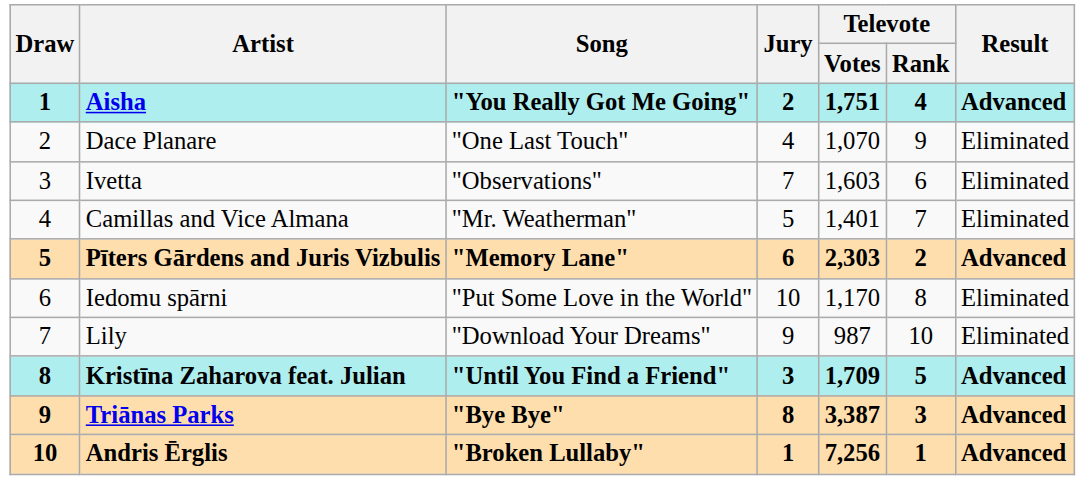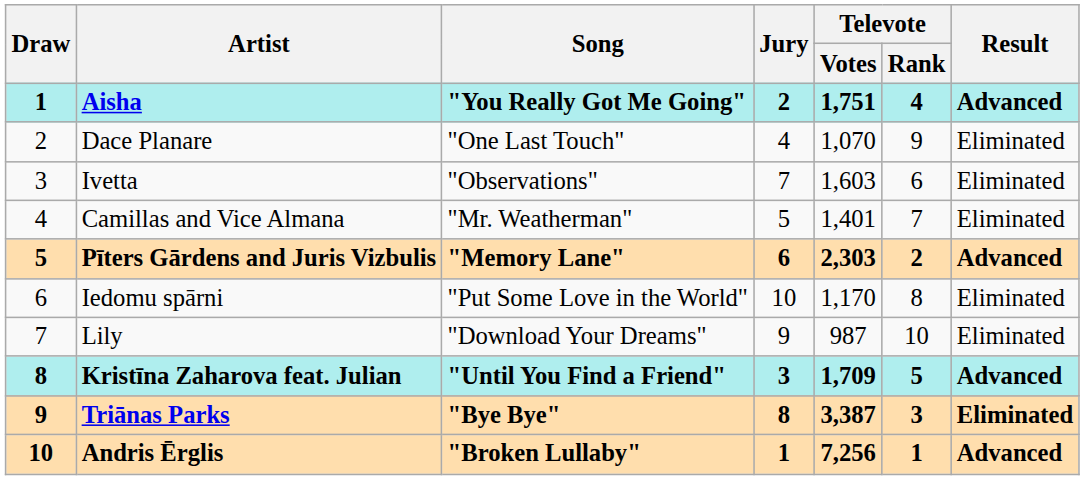(1014, 414) Advanced -> (1015, 414) Eliminated
